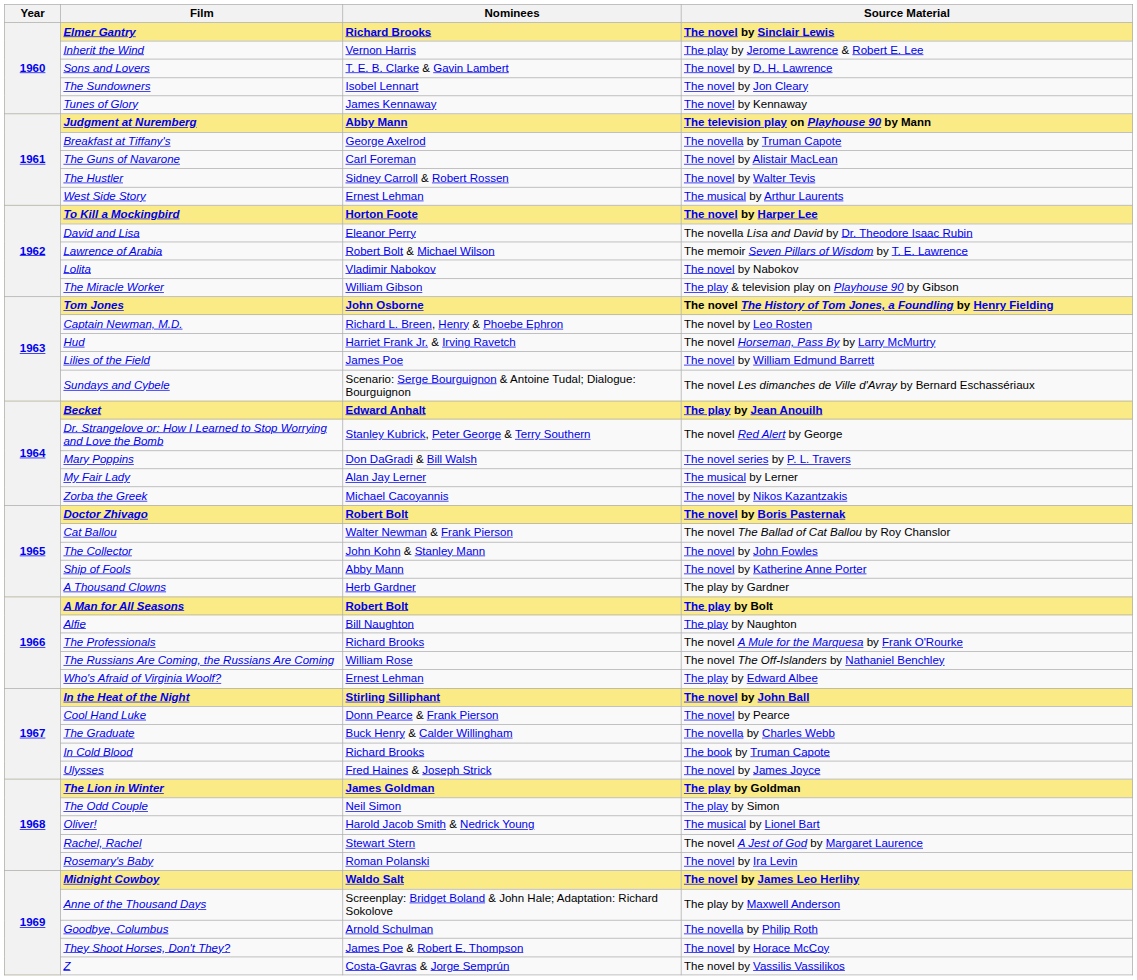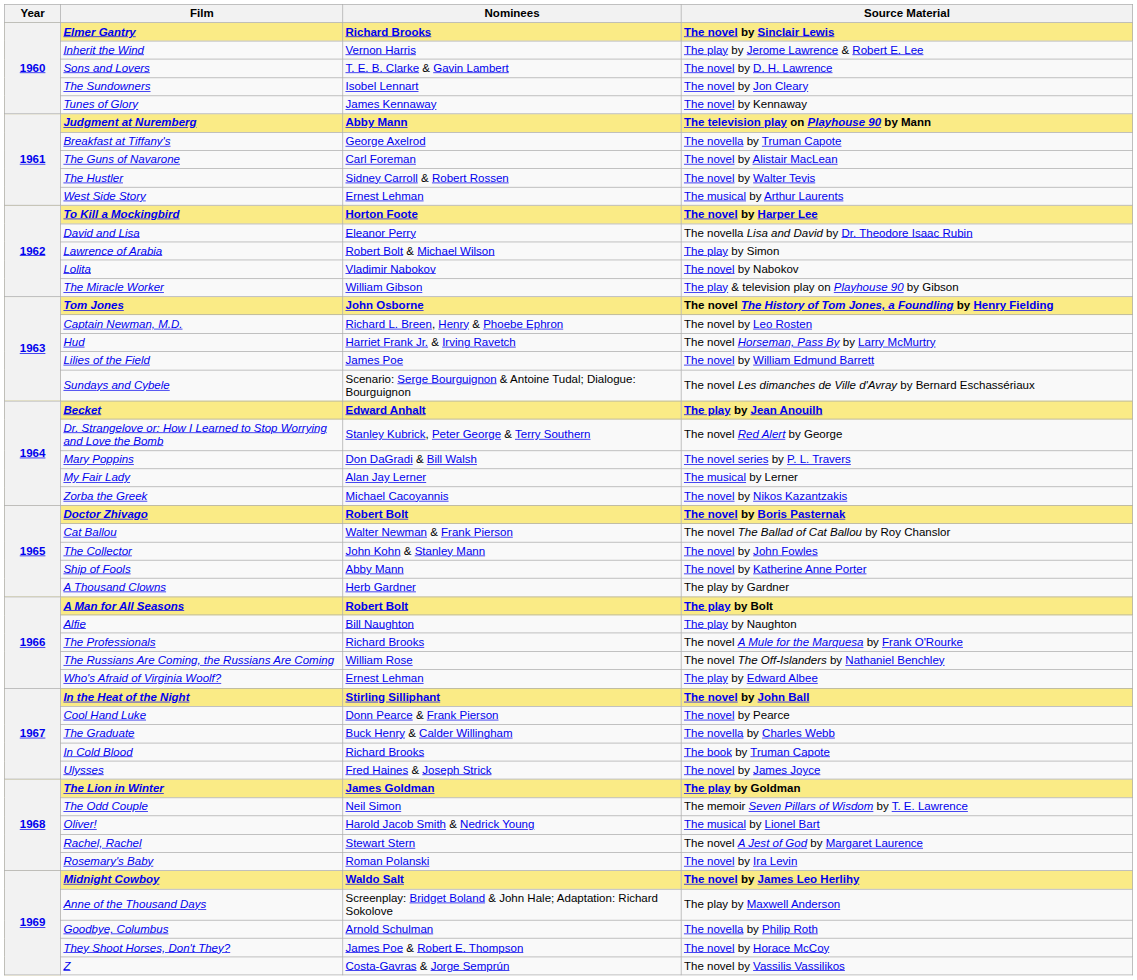(826, 251) The memoir Seven Pillars of Wisdom by T. E. Lawrence -> (732, 251) The play by Simon
(732, 806) The play by Simon -> (826, 806) The memoir Seven Pillars of Wisdom by T. E. Lawrence
